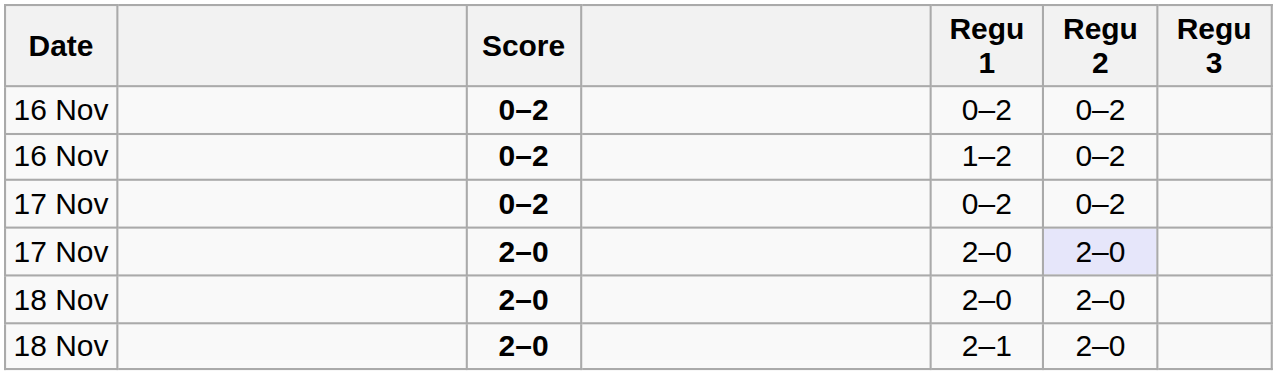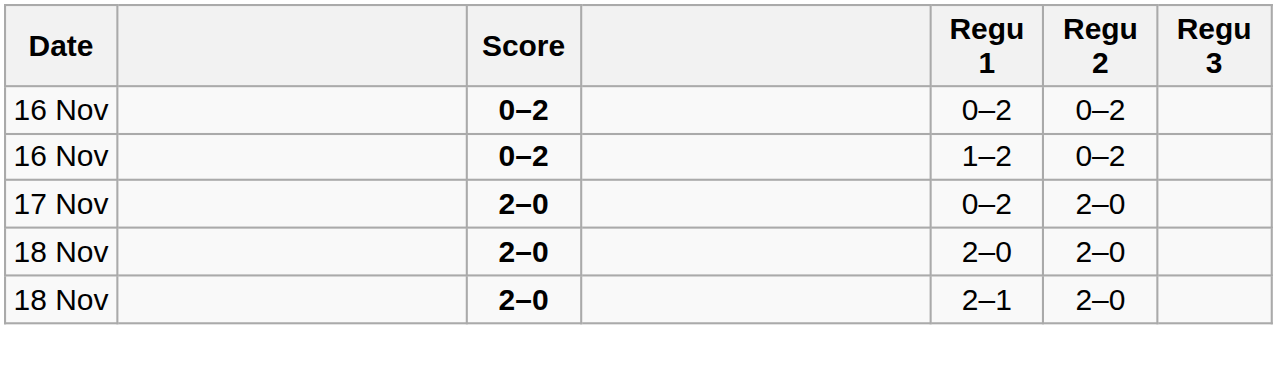- row: (61, 204)
(987, 252) 2–0 -> (987, 204) 0–2
(1100, 252) lavender background -> (1100, 204) no background
